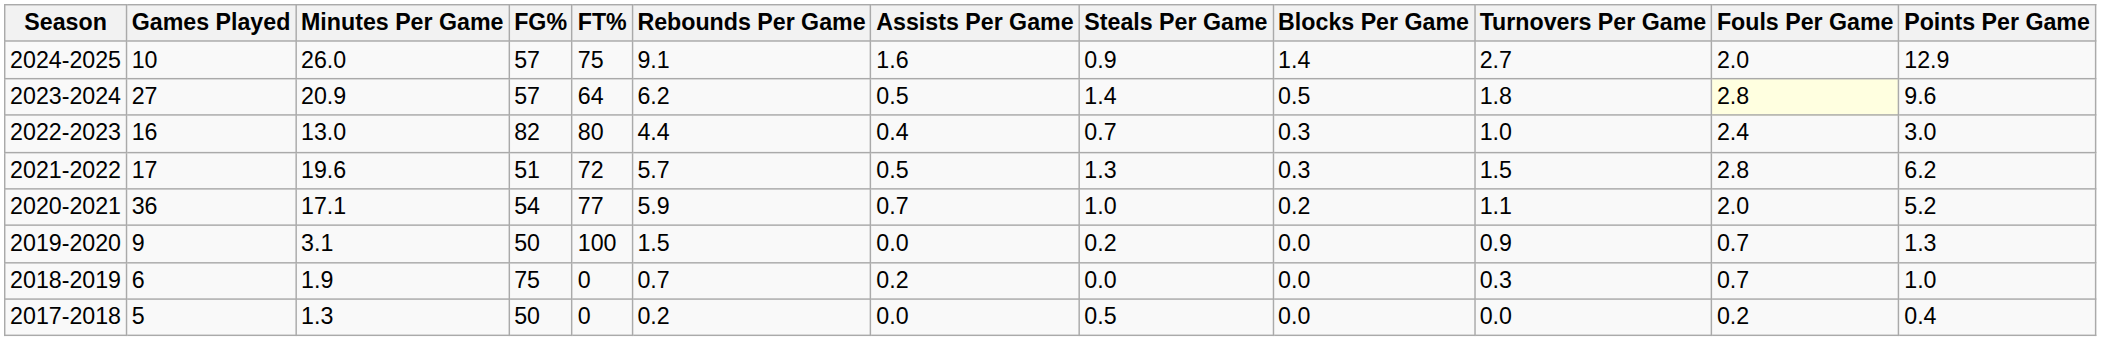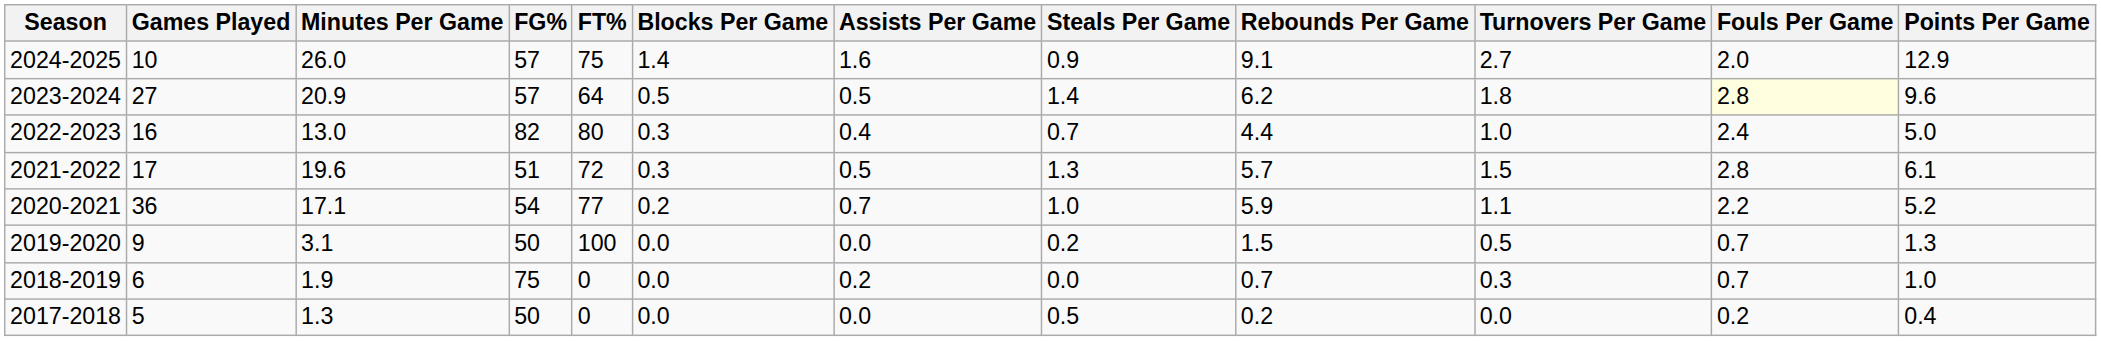columns swapped: (751, 22) <-> (1374, 22)
(1920, 133) 3.0 -> (1920, 133) 5.0
(1920, 170) 6.2 -> (1920, 170) 6.1
(1733, 206) 2.0 -> (1733, 206) 2.2
(1496, 243) 0.9 -> (1496, 243) 0.5
